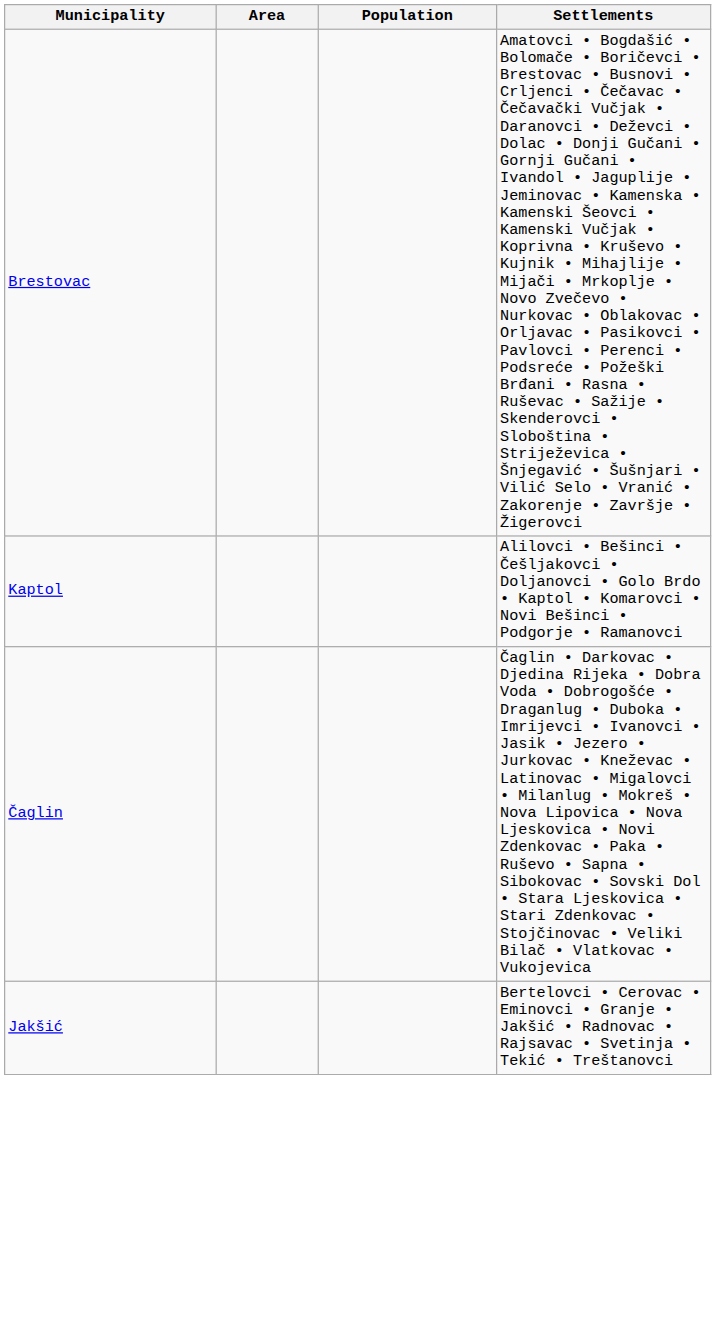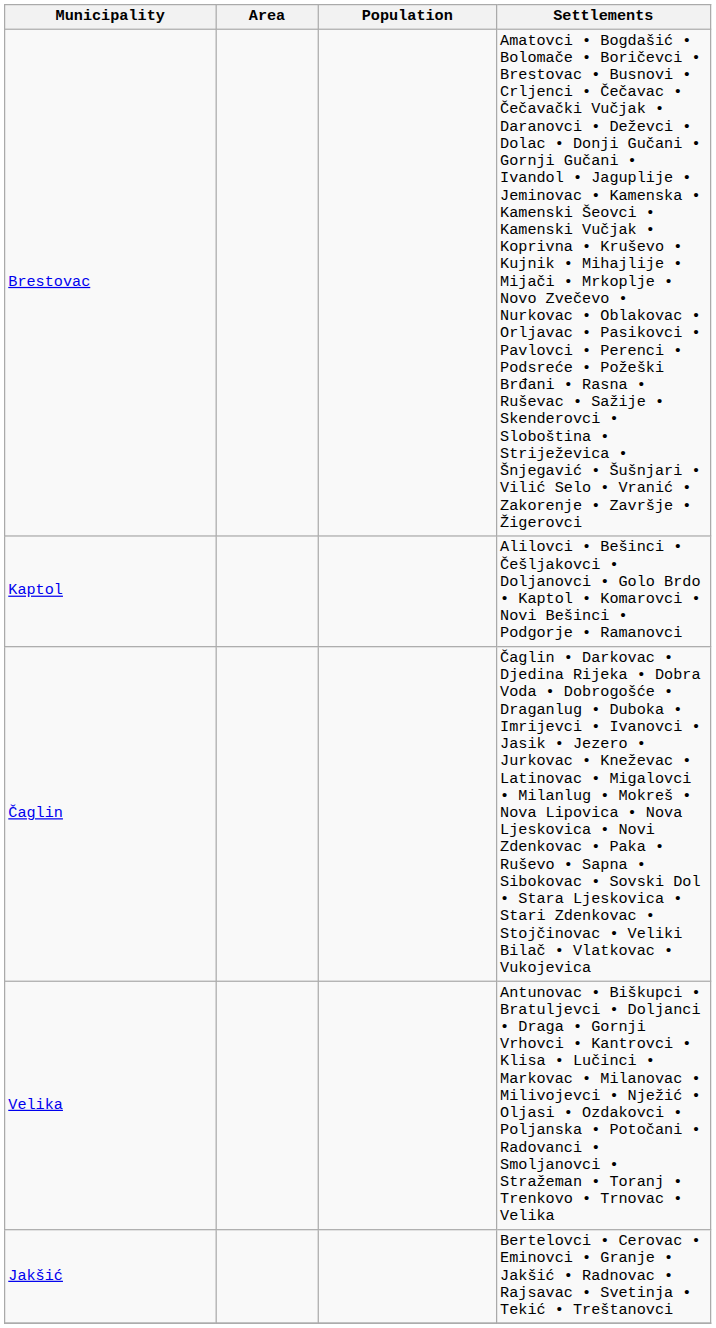+ row: (36, 1105)
